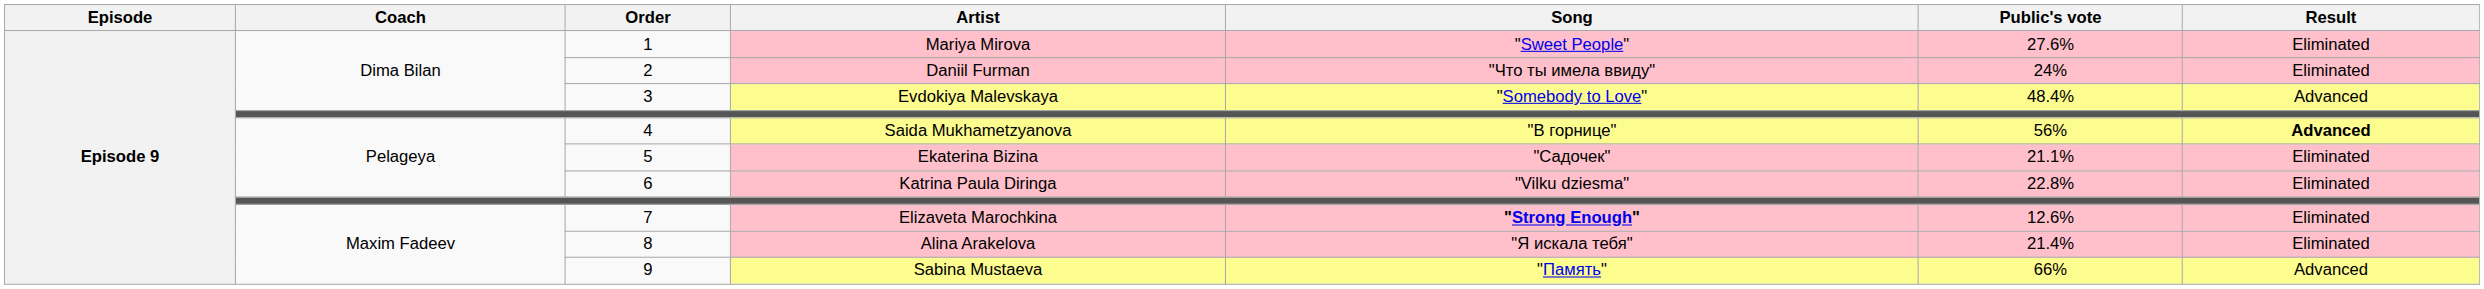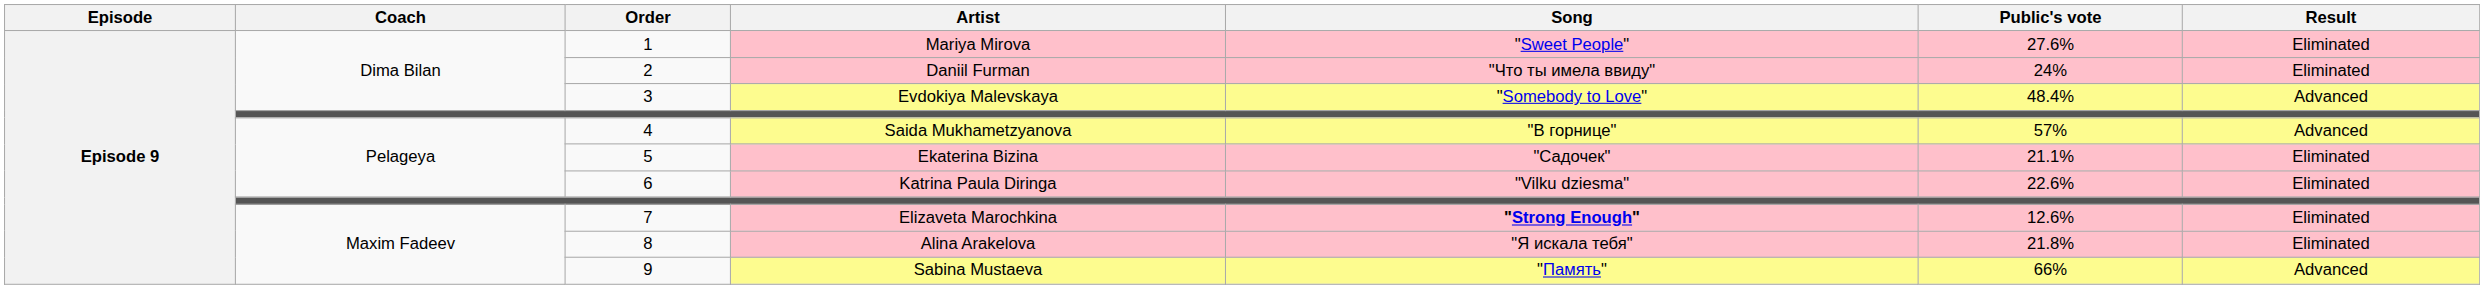(2050, 130) 56% -> (2050, 130) 57%
(2331, 130) bold -> (2331, 130) normal
(2050, 183) 22.8% -> (2050, 183) 22.6%
(2050, 244) 21.4% -> (2050, 244) 21.8%
